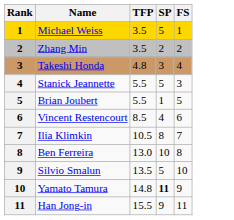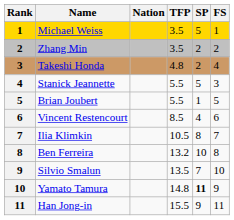+ column: (149, 13)
(161, 65) 3 -> (198, 65) 2
(142, 153) 13.0 -> (179, 153) 13.2
(161, 170) 5 -> (198, 170) 7
